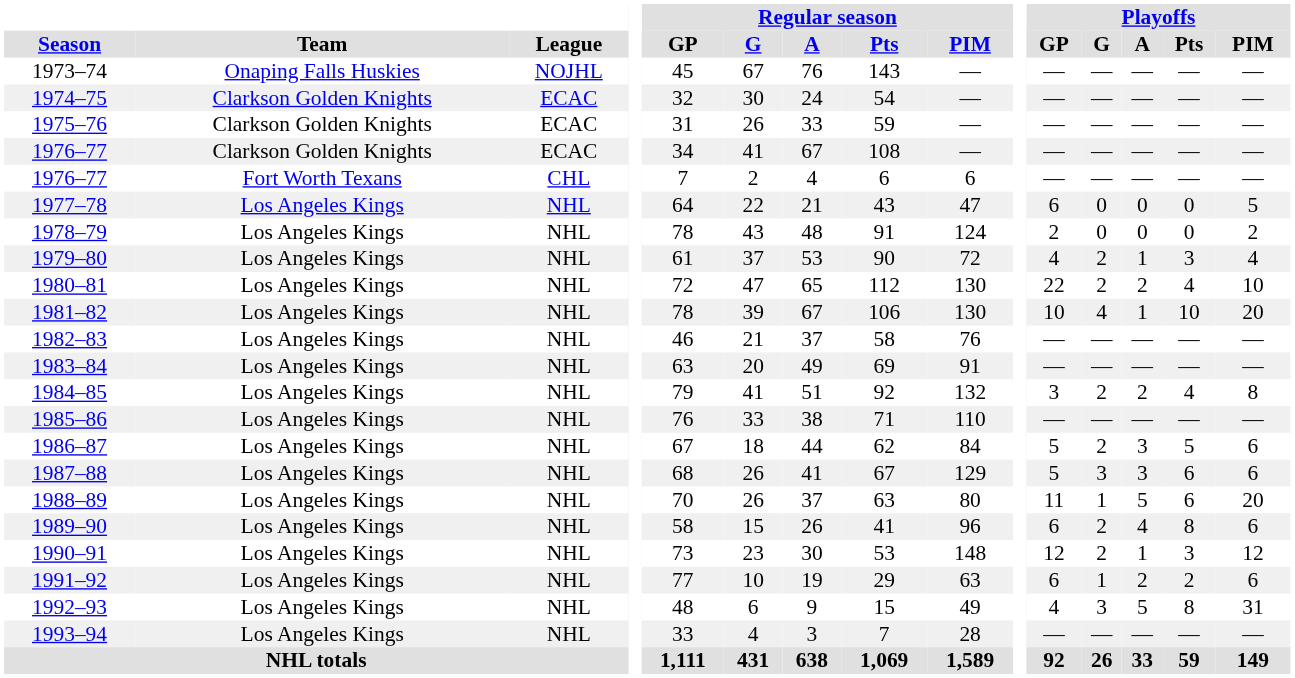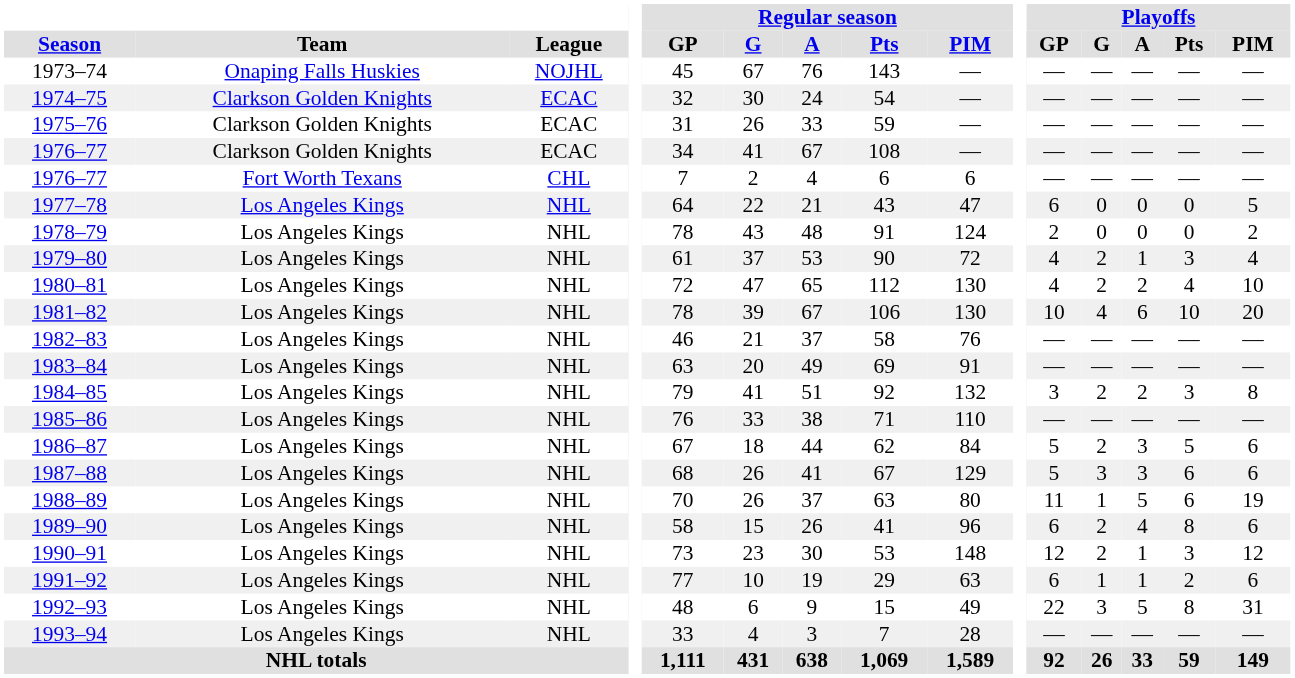(1054, 285) 22 -> (1054, 285) 4
(1142, 312) 1 -> (1142, 312) 6
(1189, 392) 4 -> (1189, 392) 3
(1253, 499) 20 -> (1253, 499) 19
(1142, 580) 2 -> (1142, 580) 1
(1054, 606) 4 -> (1054, 606) 22
